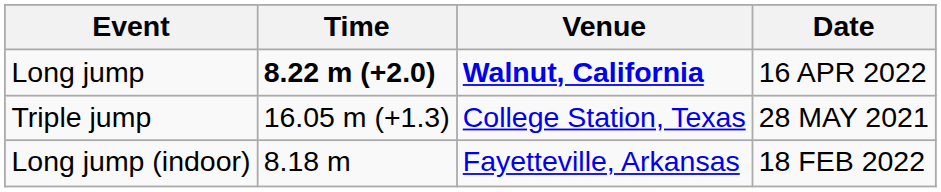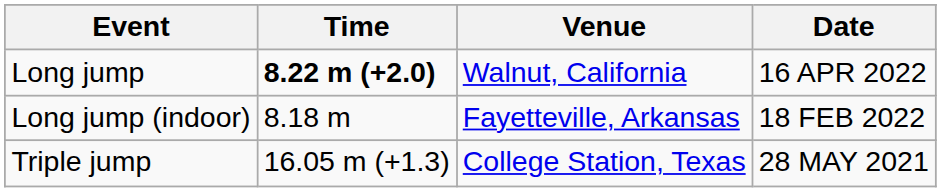(583, 72) bold -> (575, 72) normal
rows swapped: (81, 117) <-> (131, 162)
